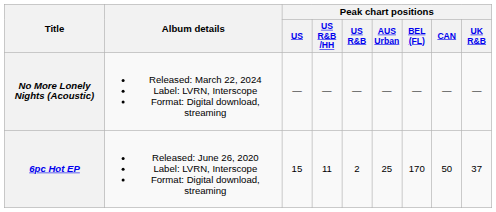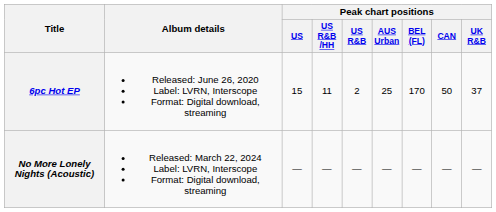rows swapped: (55, 169) <-> (55, 91)
